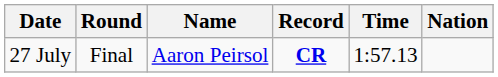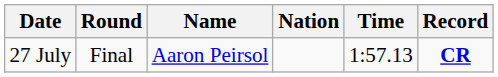columns swapped: (458, 21) <-> (311, 21)
